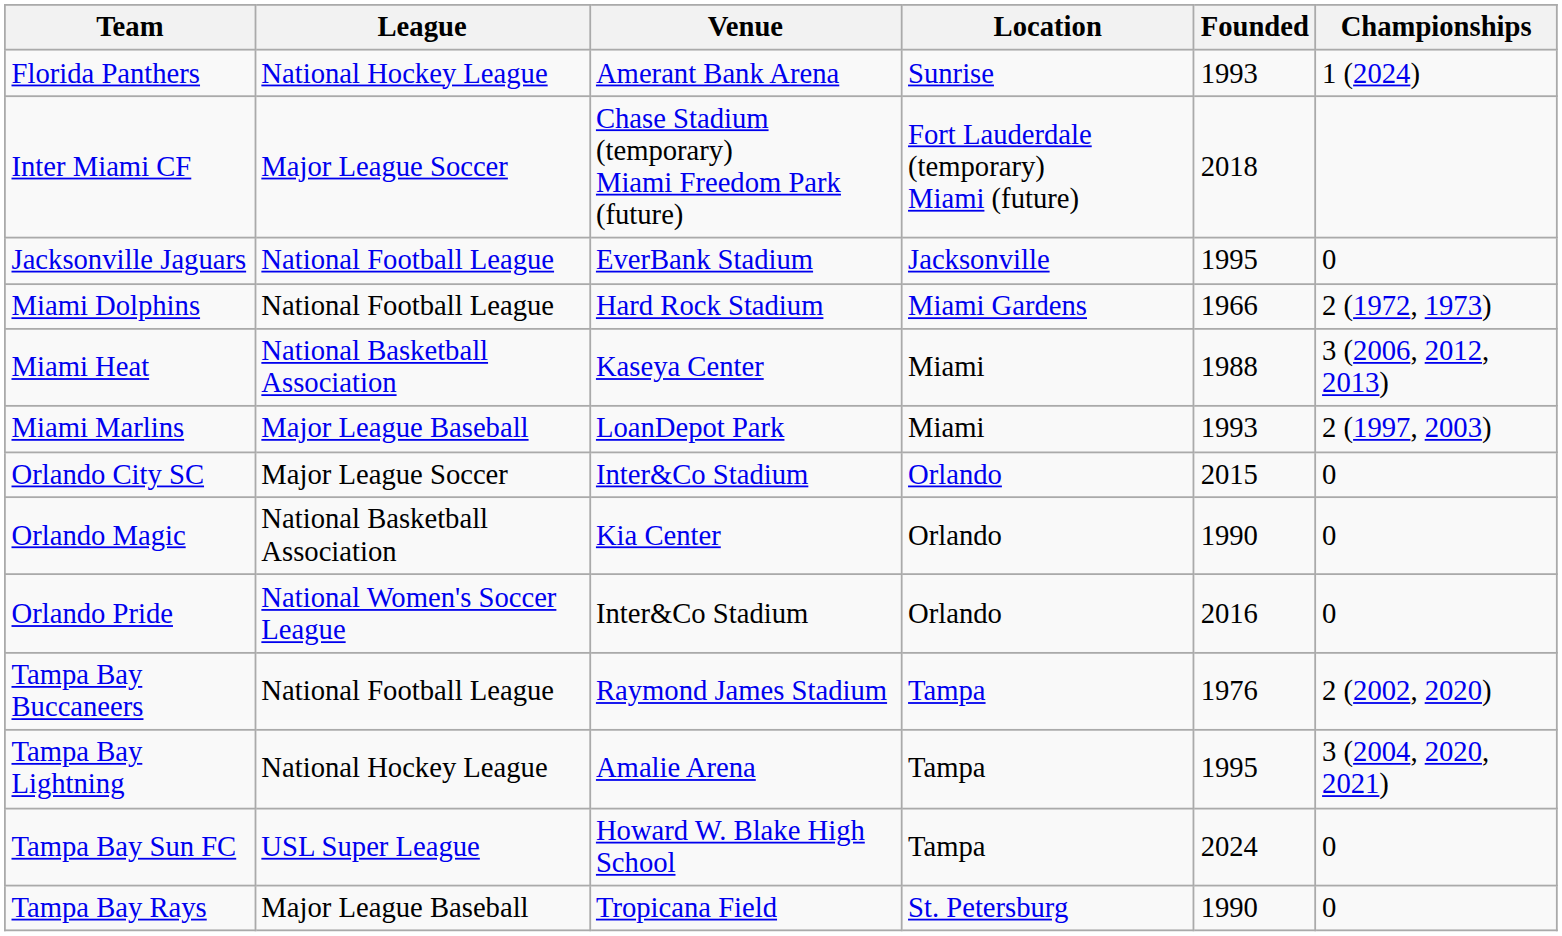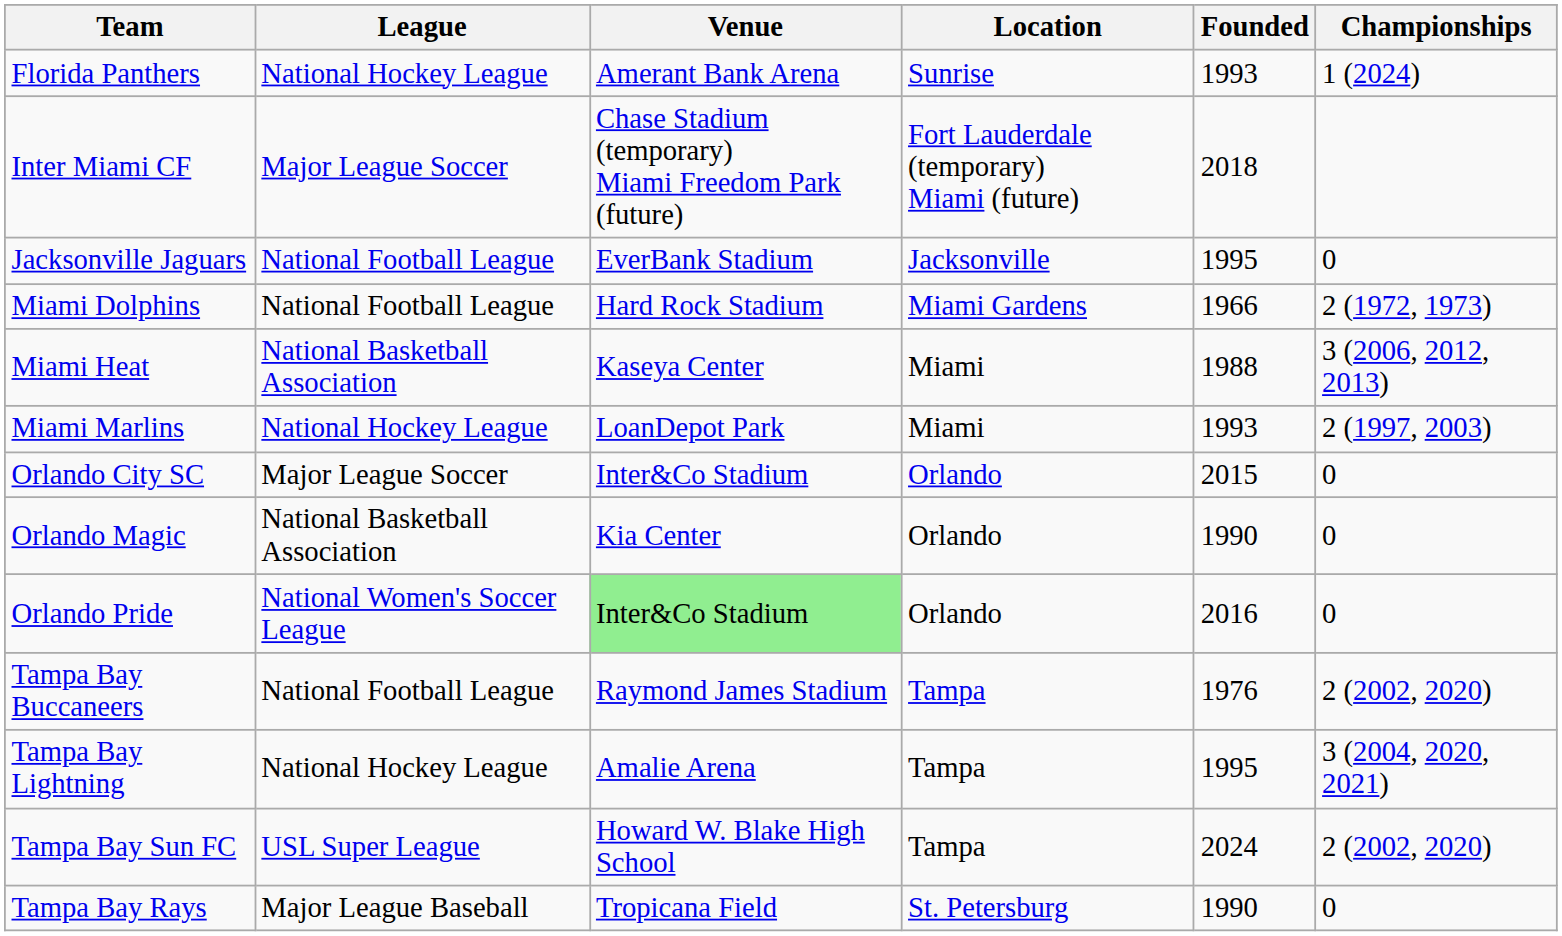(395, 428) Major League Baseball -> (405, 428) National Hockey League
(702, 613) no background -> (702, 613) lightgreen background
(1329, 846) 0 -> (1407, 846) 2 (2002, 2020)
